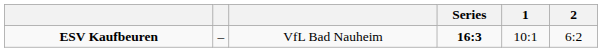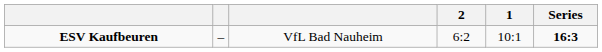columns swapped: (469, 15) <-> (574, 15)
